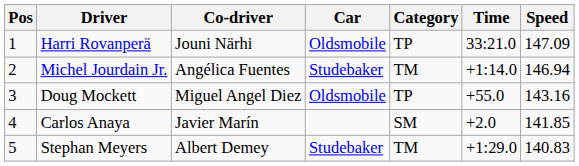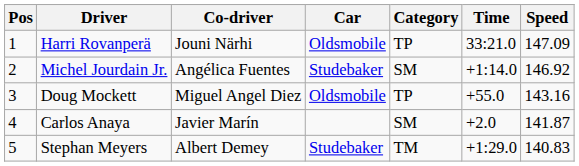(406, 69) TM -> (405, 69) SM
(547, 69) 146.94 -> (547, 69) 146.92
(547, 122) 141.85 -> (547, 122) 141.87
